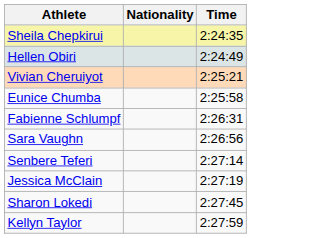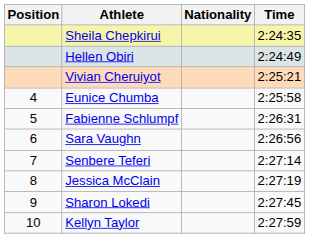+ column: (33, 14)
